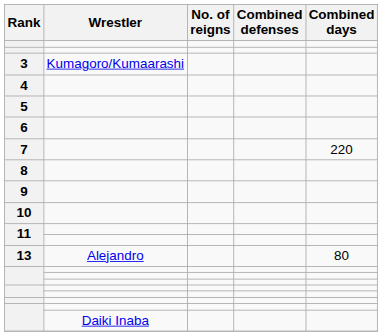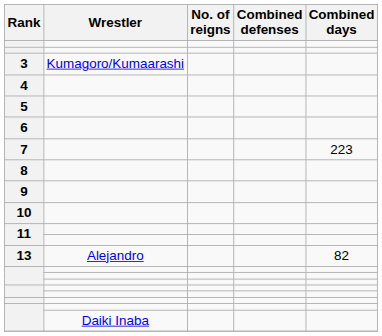(342, 149) 220 -> (342, 149) 223
(342, 255) 80 -> (342, 255) 82
